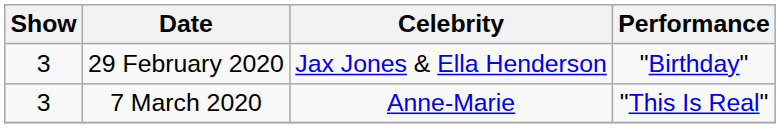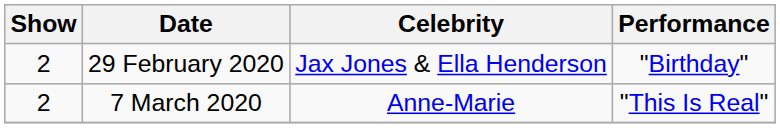(44, 63) 3 -> (44, 63) 2
(44, 102) 3 -> (44, 102) 2
